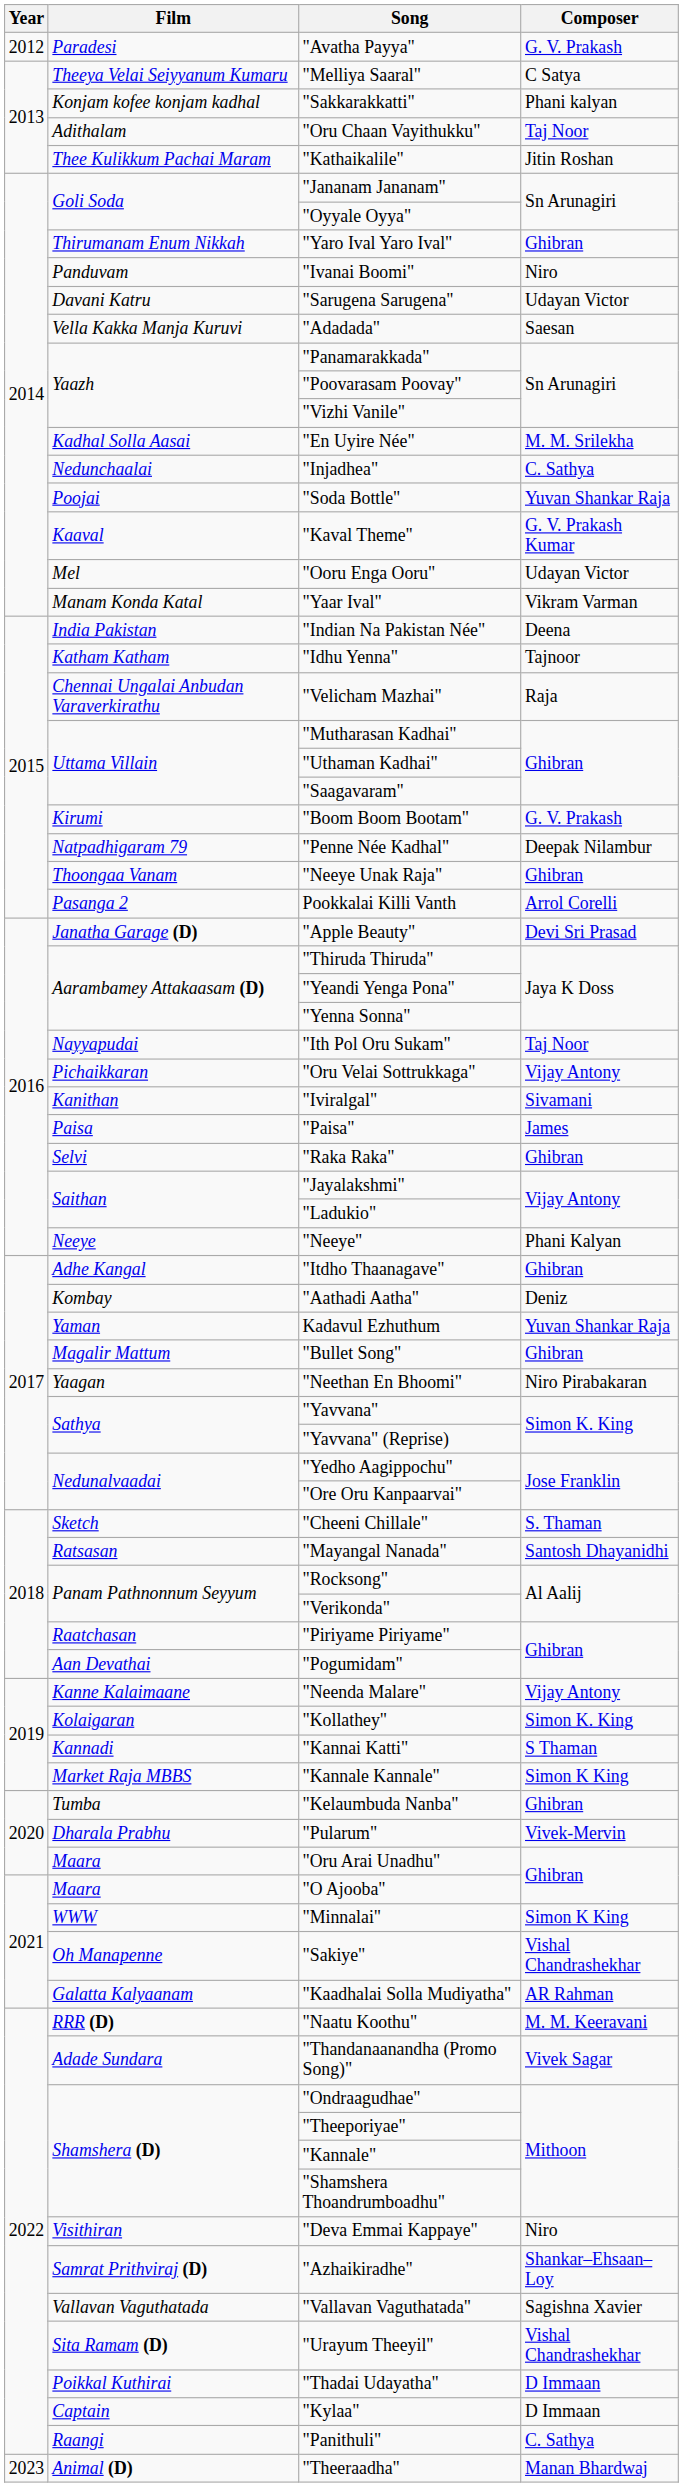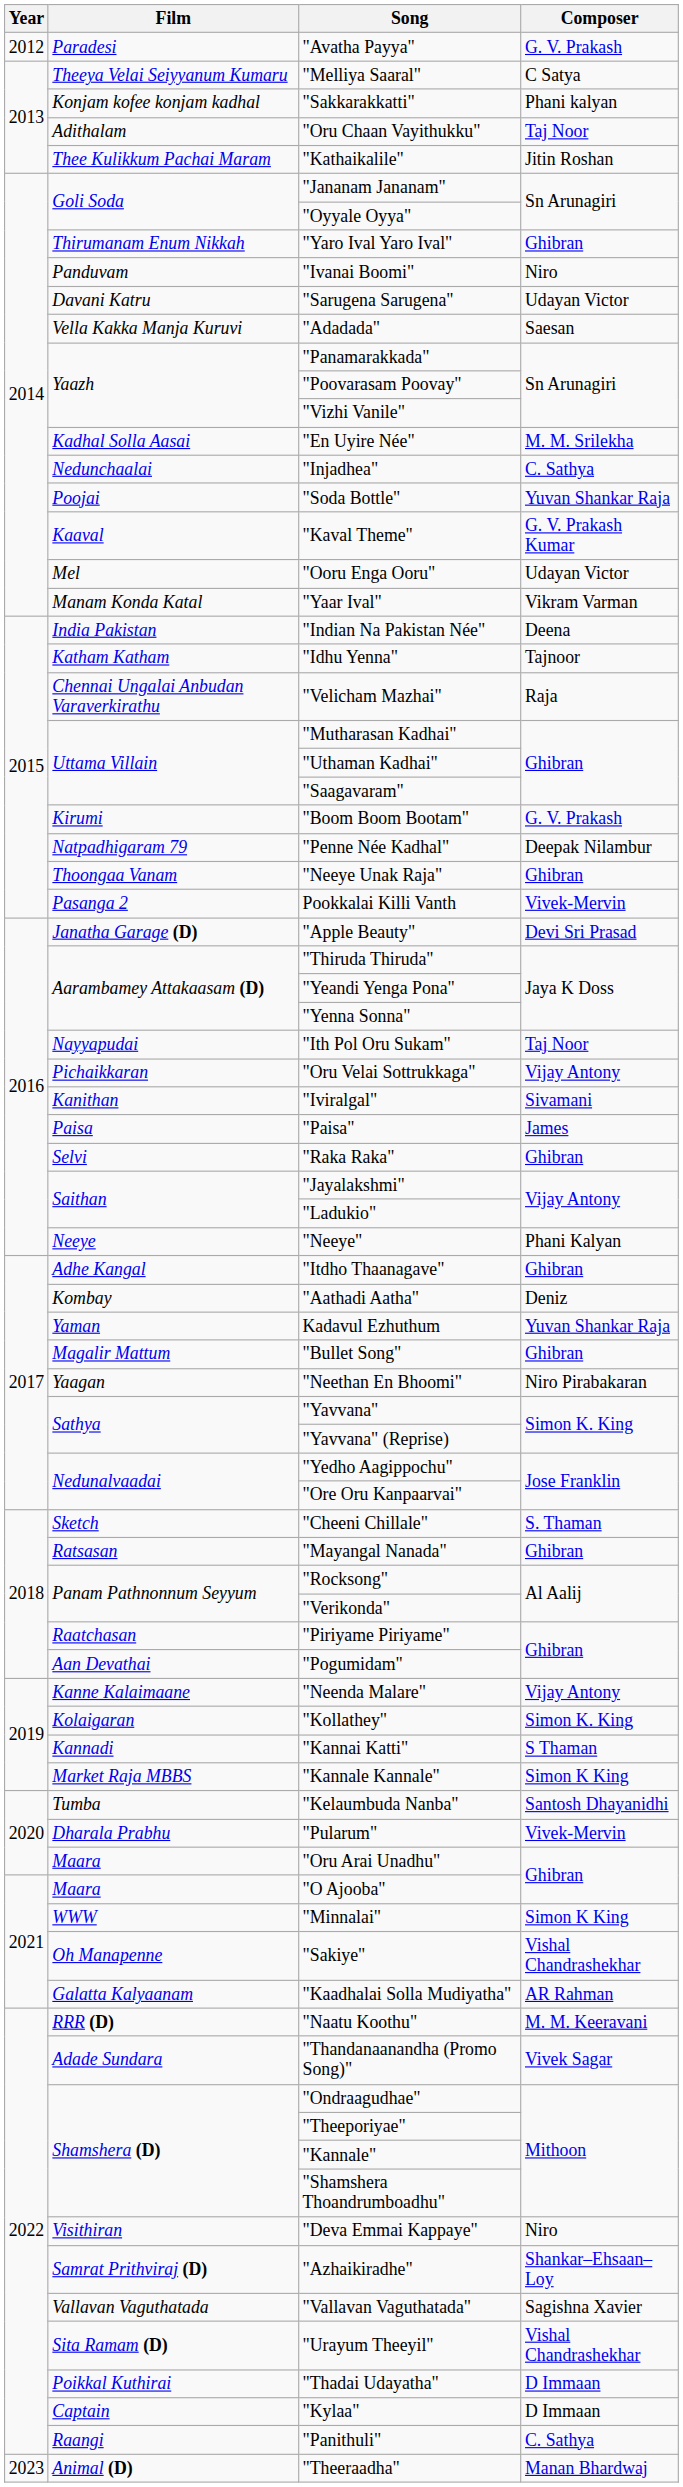(571, 903) Arrol Corelli -> (575, 903) Vivek-Mervin
(597, 1551) Santosh Dhayanidhi -> (554, 1551) Ghibran
(554, 1804) Ghibran -> (597, 1804) Santosh Dhayanidhi
